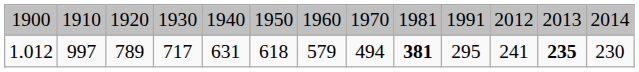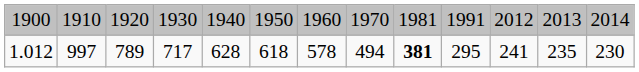(226, 50) 631 -> (226, 50) 628
(322, 50) 579 -> (322, 50) 578
(562, 50) bold -> (562, 50) normal
